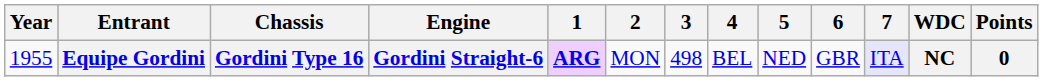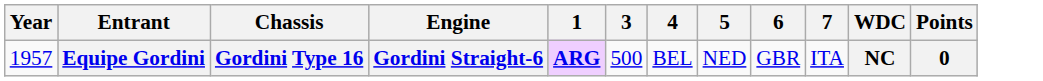- column: (635, 22)
(31, 57) 1955 -> (31, 57) 1957
(686, 57) 498 -> (626, 57) 500
(887, 57) lavender background -> (827, 57) no background
